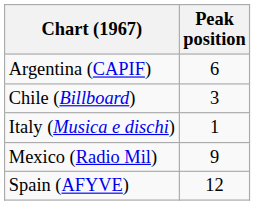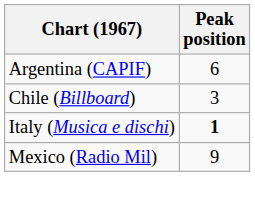(215, 127) normal -> (215, 127) bold
- row: (69, 185)
